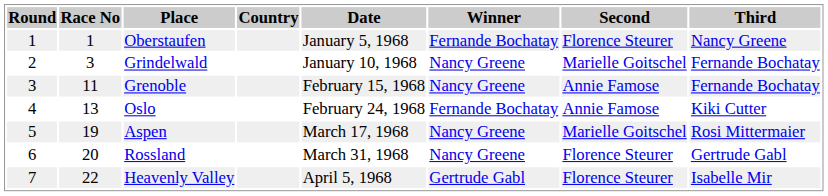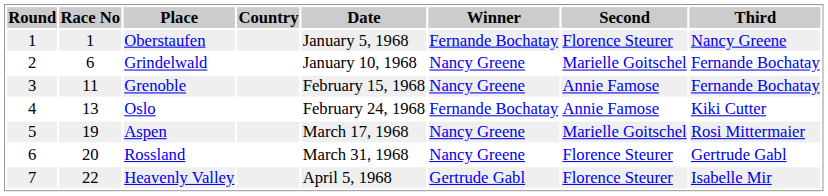(90, 63) 3 -> (90, 63) 6
